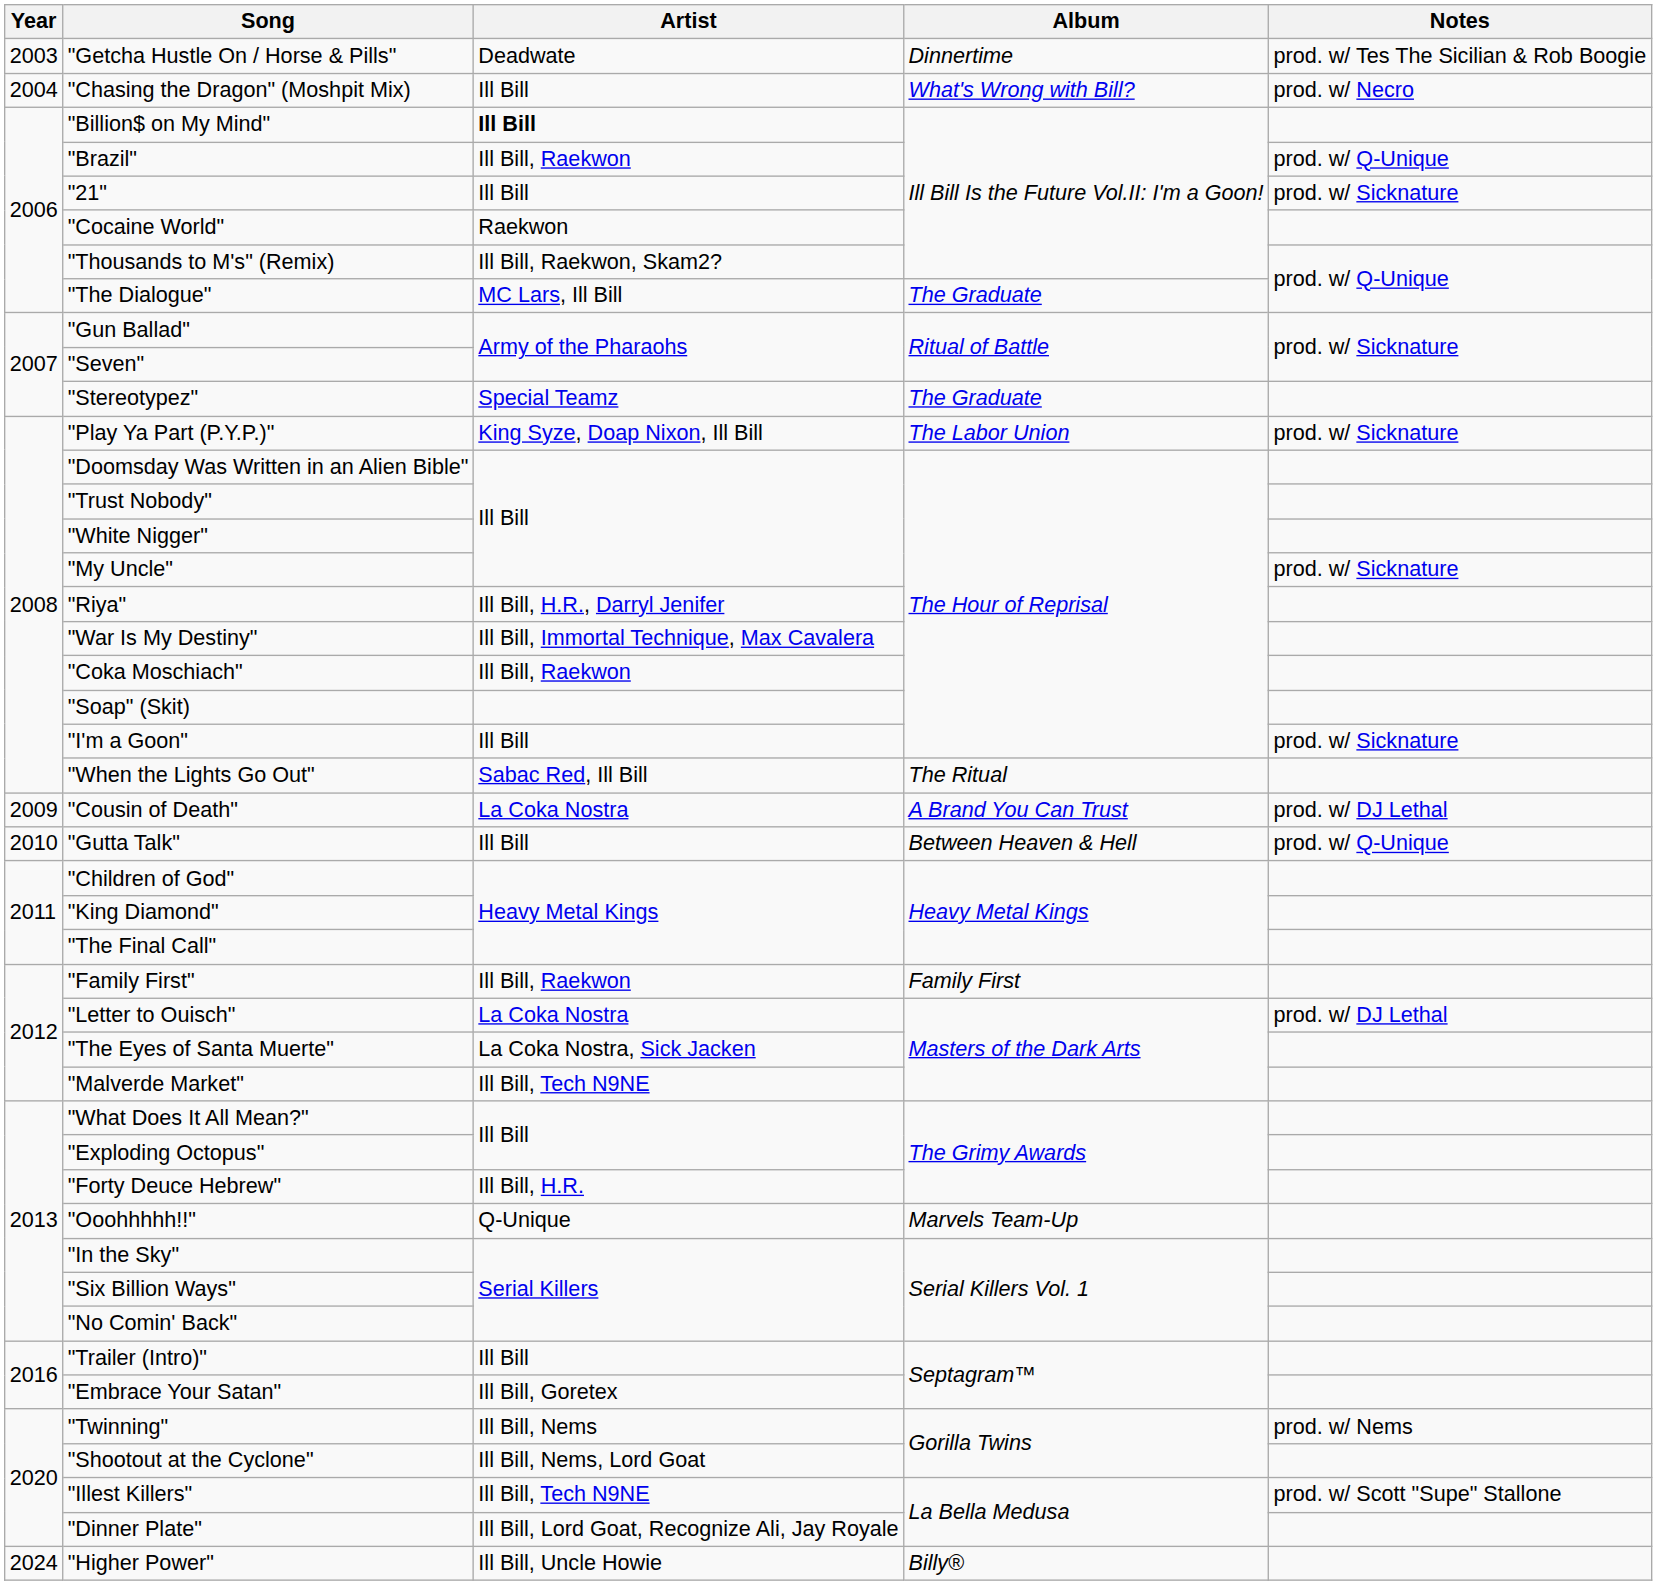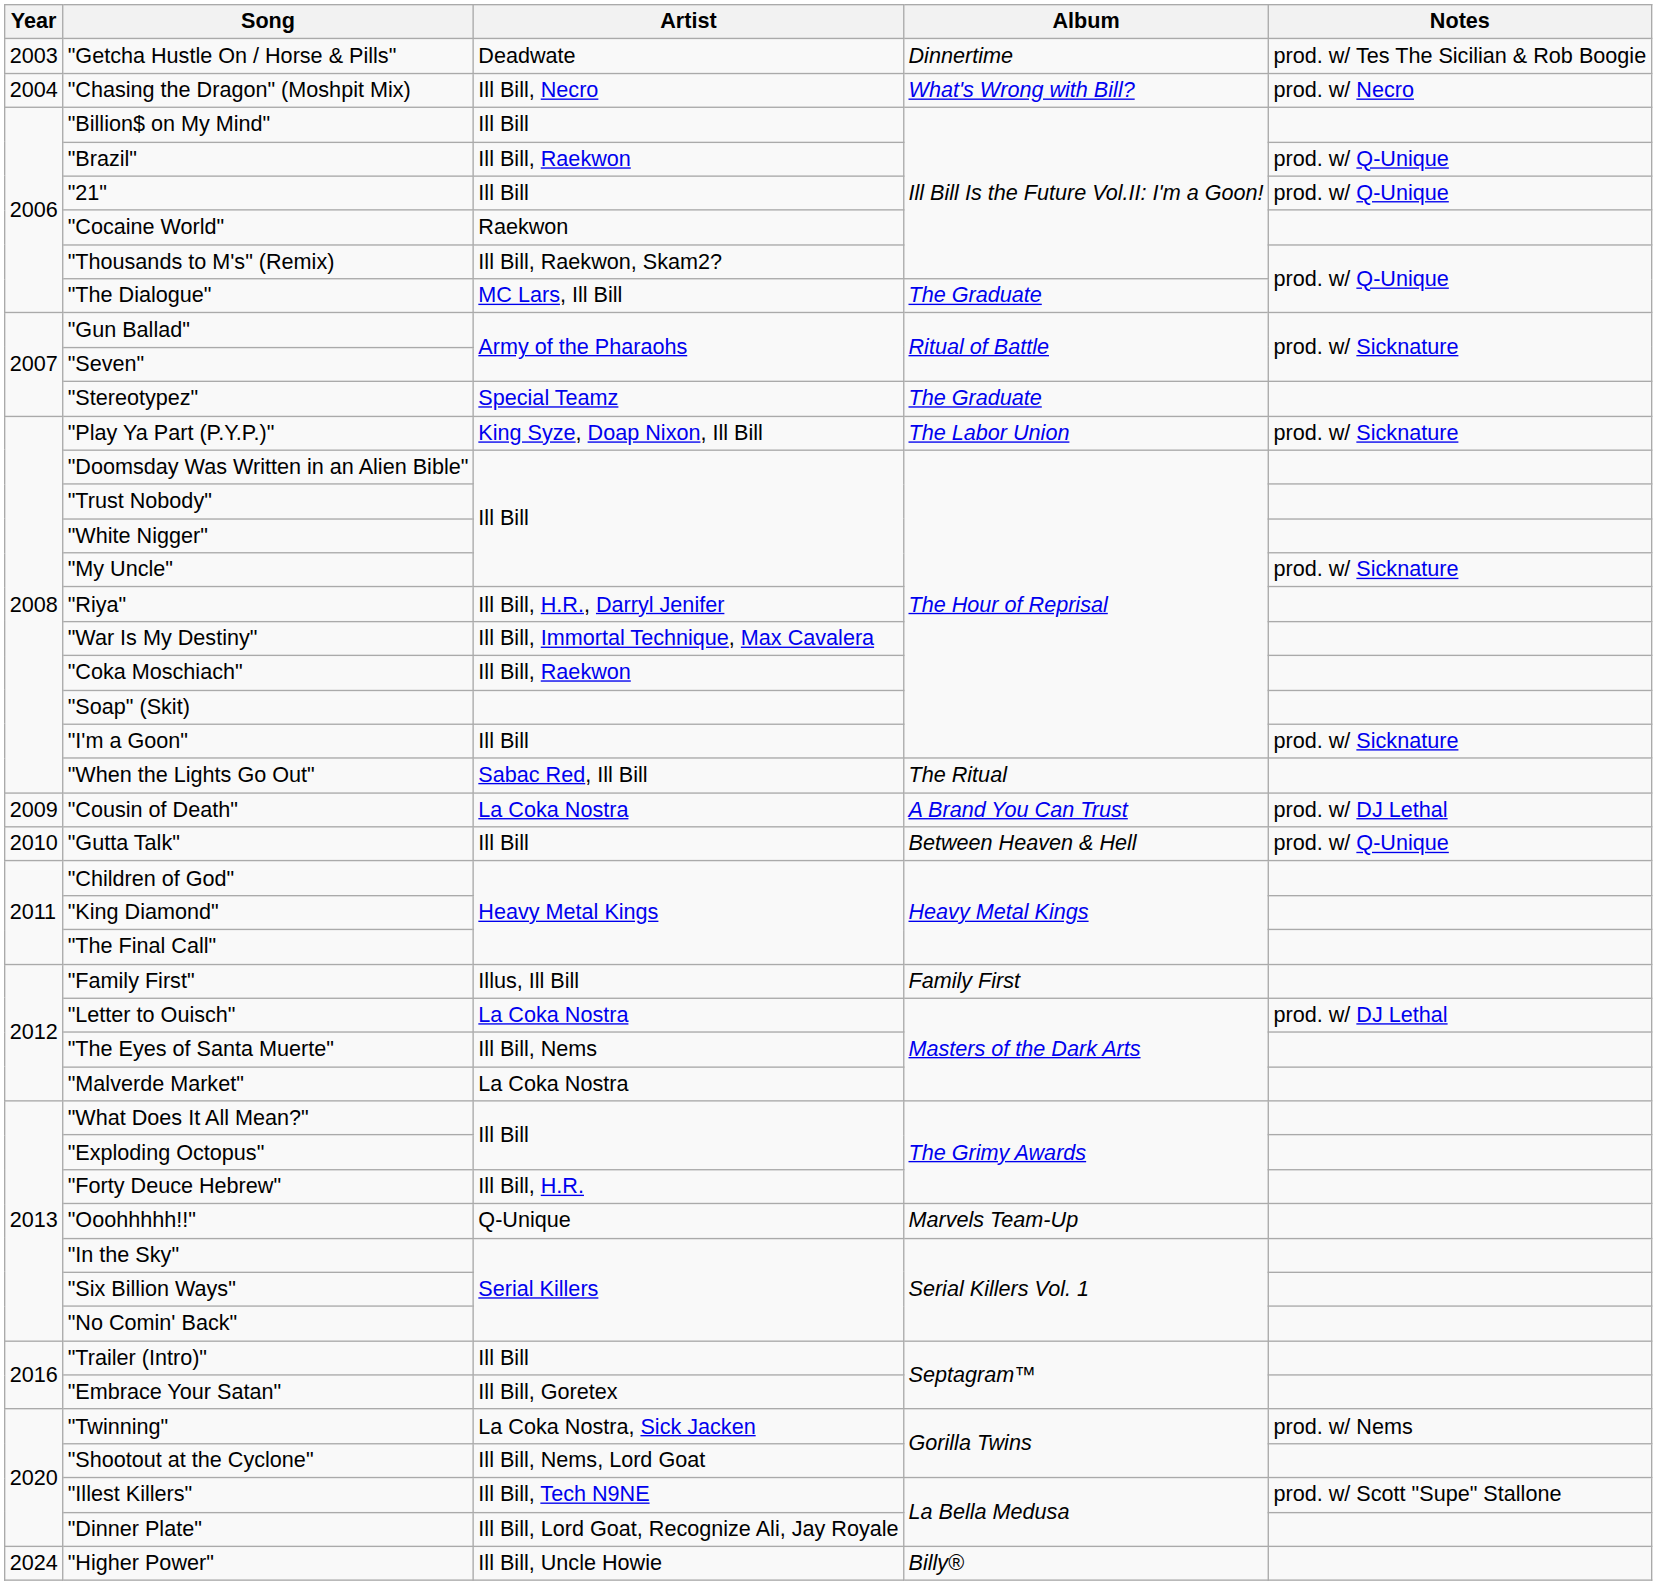(504, 90) Ill Bill -> (538, 90) Ill Bill, Necro
(507, 124) bold -> (504, 124) normal
(1366, 192) prod. w/ Sicknature -> (1361, 192) prod. w/ Q-Unique
(555, 980) Ill Bill, Raekwon -> (529, 980) Illus, Ill Bill
(617, 1049) La Coka Nostra, Sick Jacken -> (538, 1049) Ill Bill, Nems
(564, 1083) Ill Bill, Tech N9NE -> (553, 1083) La Coka Nostra
(538, 1426) Ill Bill, Nems -> (617, 1426) La Coka Nostra, Sick Jacken
